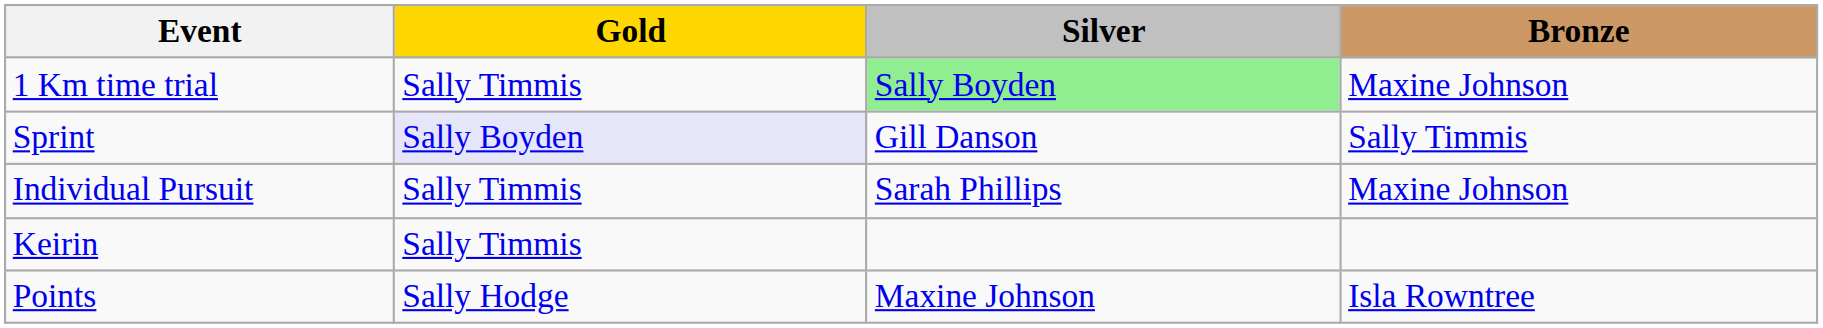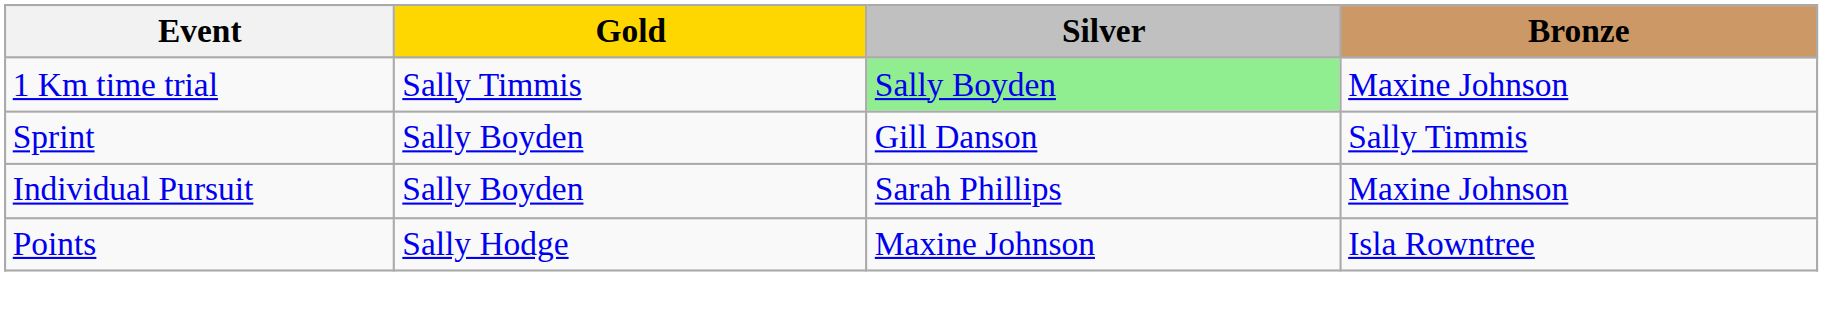(493, 137) lavender background -> (493, 137) no background
(492, 190) Sally Timmis -> (493, 190) Sally Boyden
- row: (55, 243)
